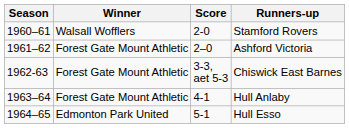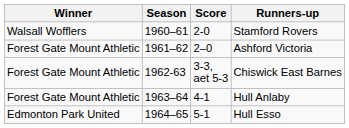columns swapped: (29, 13) <-> (122, 13)
